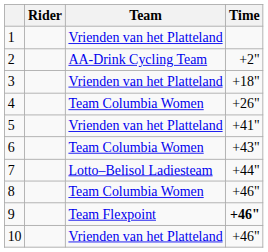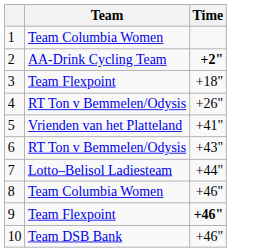- column: (45, 15)
(146, 37) Vrienden van het Platteland -> (96, 37) Team Columbia Women
(249, 59) normal -> (212, 59) bold
(146, 81) Vrienden van het Platteland -> (72, 81) Team Flexpoint
(136, 103) Team Columbia Women -> (107, 103) RT Ton v Bemmelen/Odysis
(136, 147) Team Columbia Women -> (107, 147) RT Ton v Bemmelen/Odysis
(146, 236) Vrienden van het Platteland -> (75, 236) Team DSB Bank
